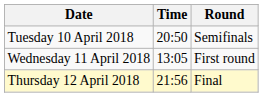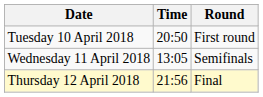(224, 37) Semifinals -> (224, 37) First round
(224, 59) First round -> (224, 59) Semifinals
